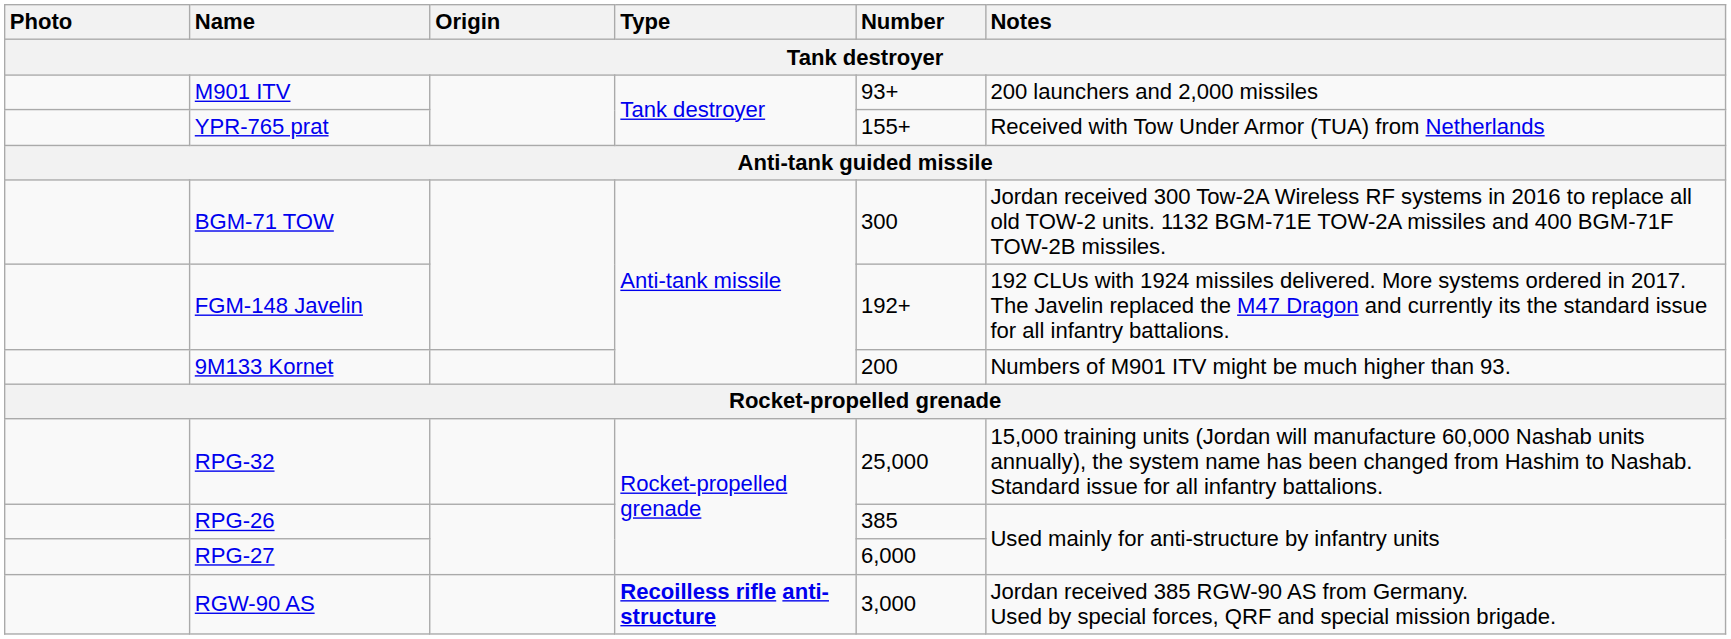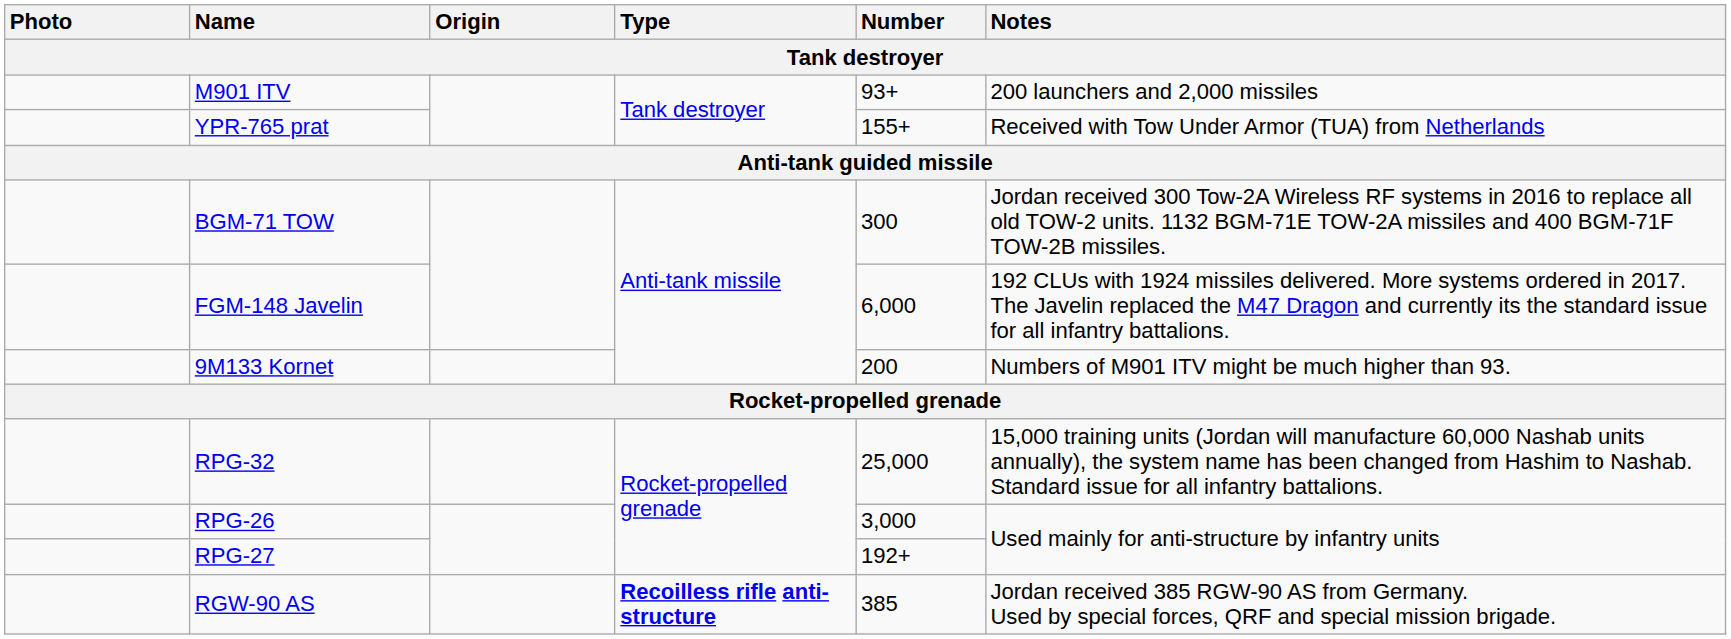(886, 306) 192+ -> (889, 306) 6,000
(879, 521) 385 -> (889, 521) 3,000
(889, 556) 6,000 -> (886, 556) 192+
(889, 603) 3,000 -> (879, 603) 385
